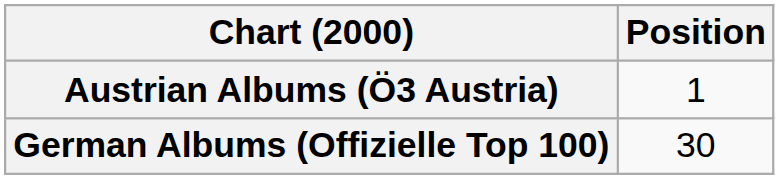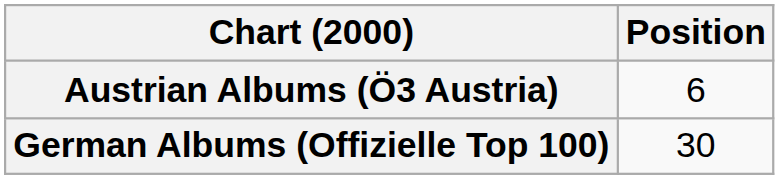(696, 88) 1 -> (696, 88) 6
